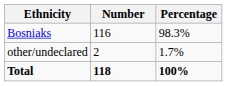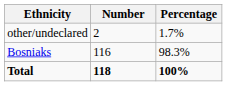rows swapped: (29, 33) <-> (47, 52)
